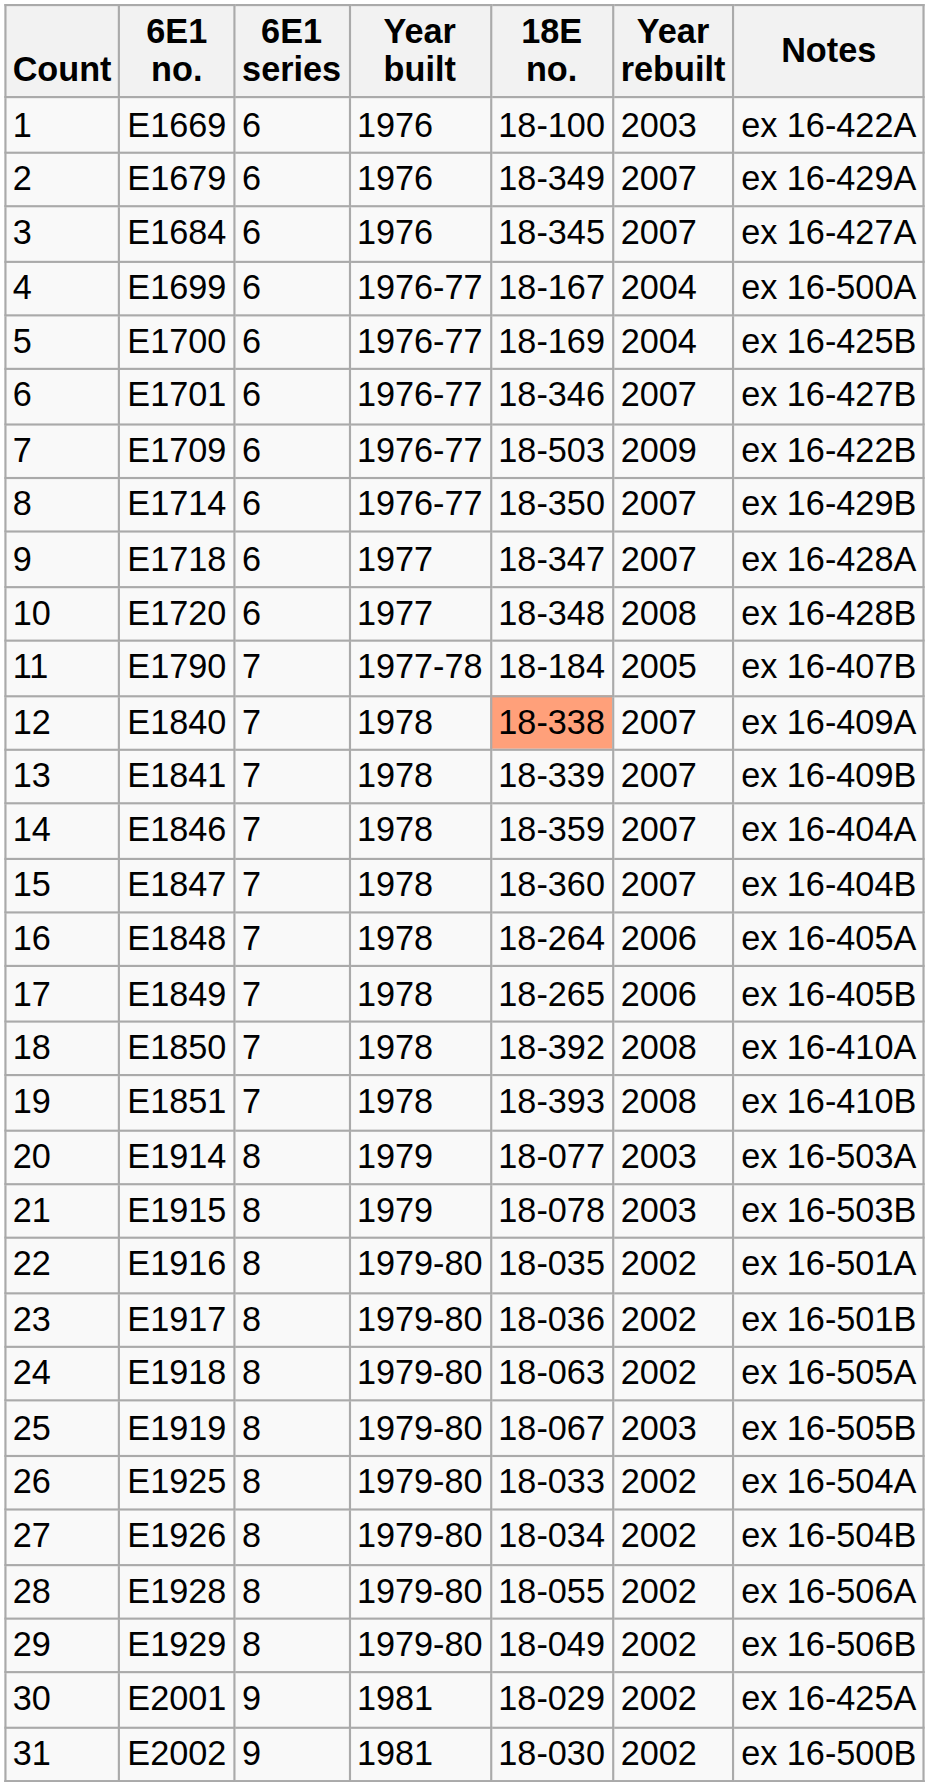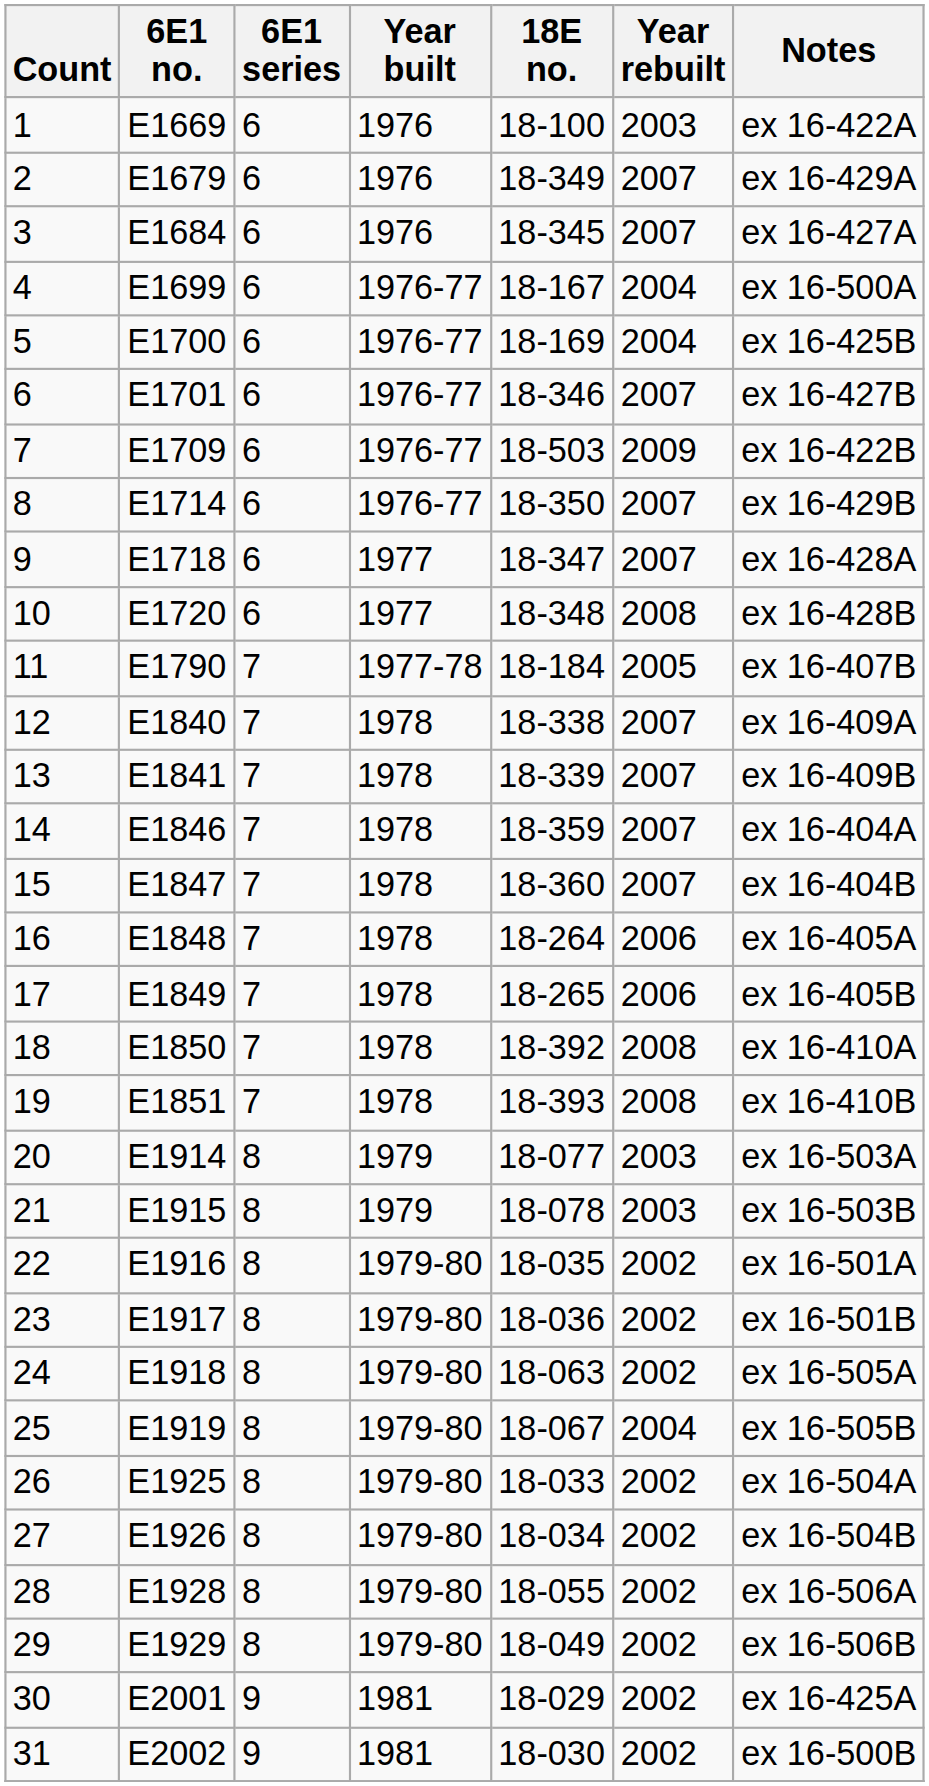(552, 721) lightsalmon background -> (552, 721) no background
(659, 1427) 2003 -> (659, 1427) 2004
